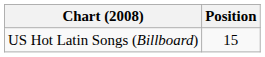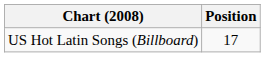(231, 39) 15 -> (231, 39) 17
